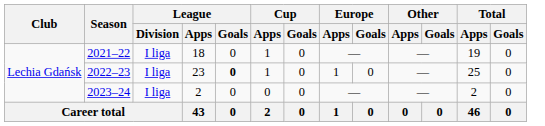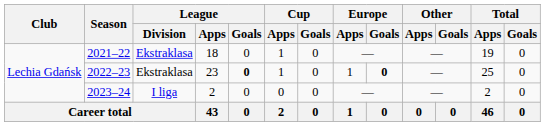(158, 53) I liga -> (164, 53) Ekstraklasa
(158, 72) I liga -> (164, 72) Ekstraklasa
(371, 72) normal -> (384, 72) bold
